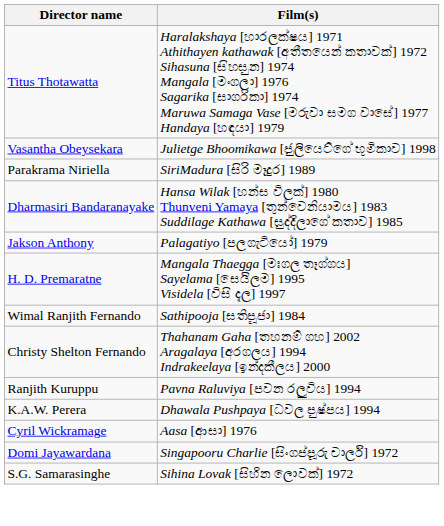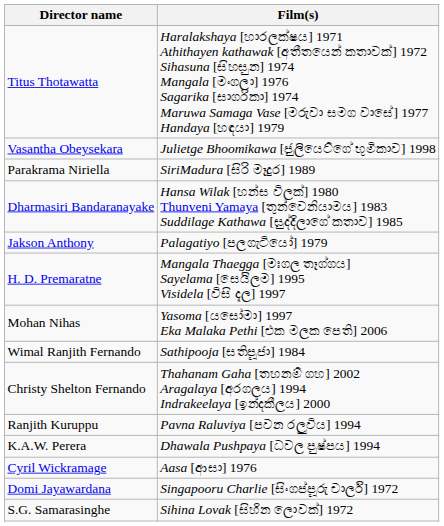+ row: (44, 323)
